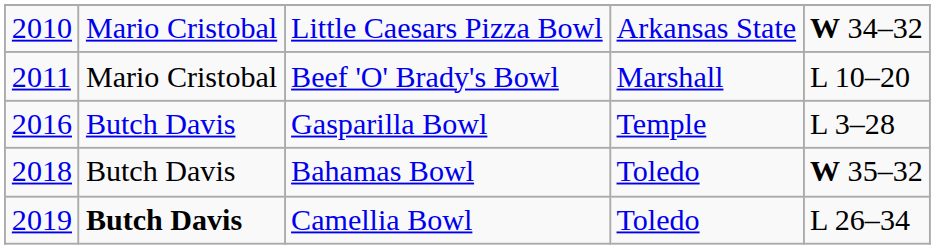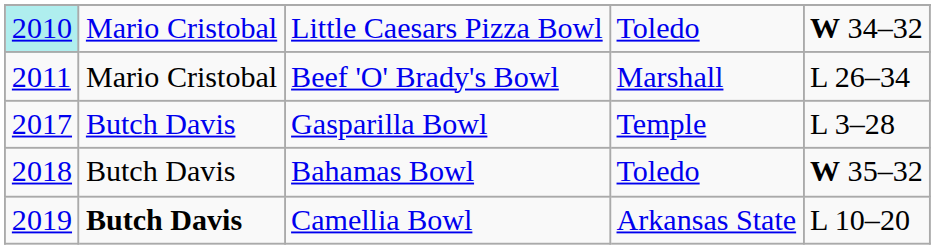(42, 28) no background -> (42, 28) paleturquoise background
(706, 28) Arkansas State -> (658, 28) Toledo
(860, 76) L 10–20 -> (860, 76) L 26–34
(42, 123) 2016 -> (42, 123) 2017
(658, 219) Toledo -> (706, 219) Arkansas State
(860, 219) L 26–34 -> (860, 219) L 10–20
